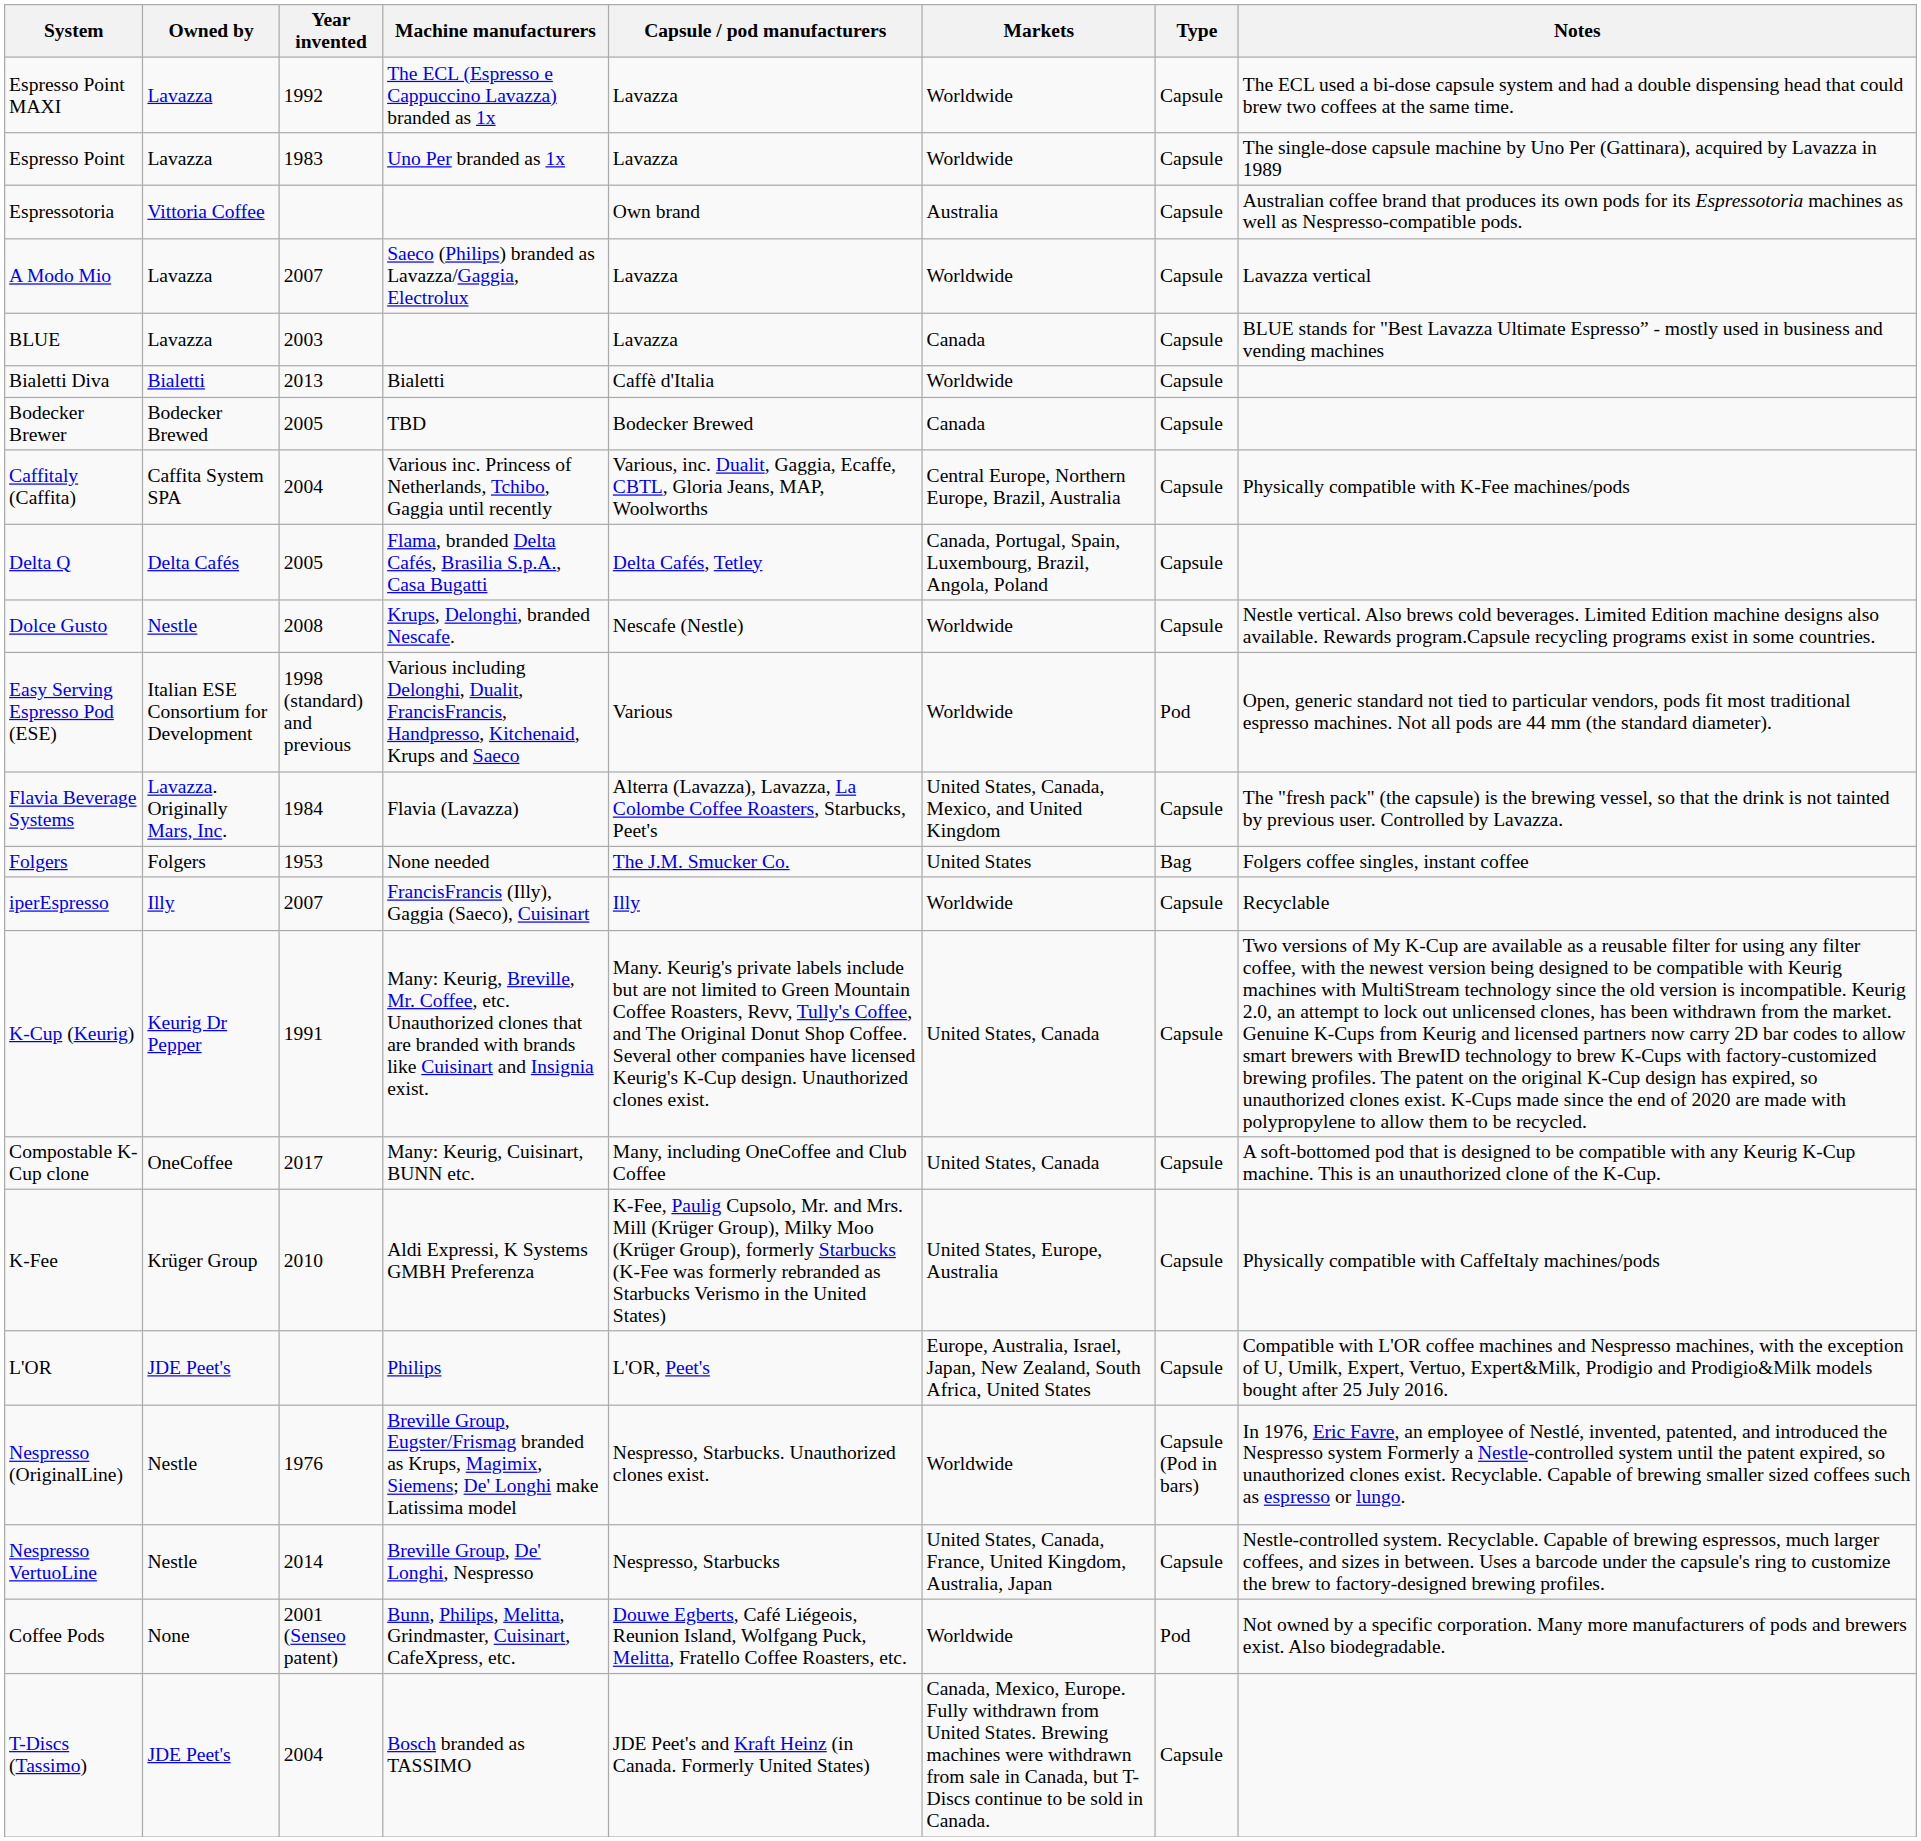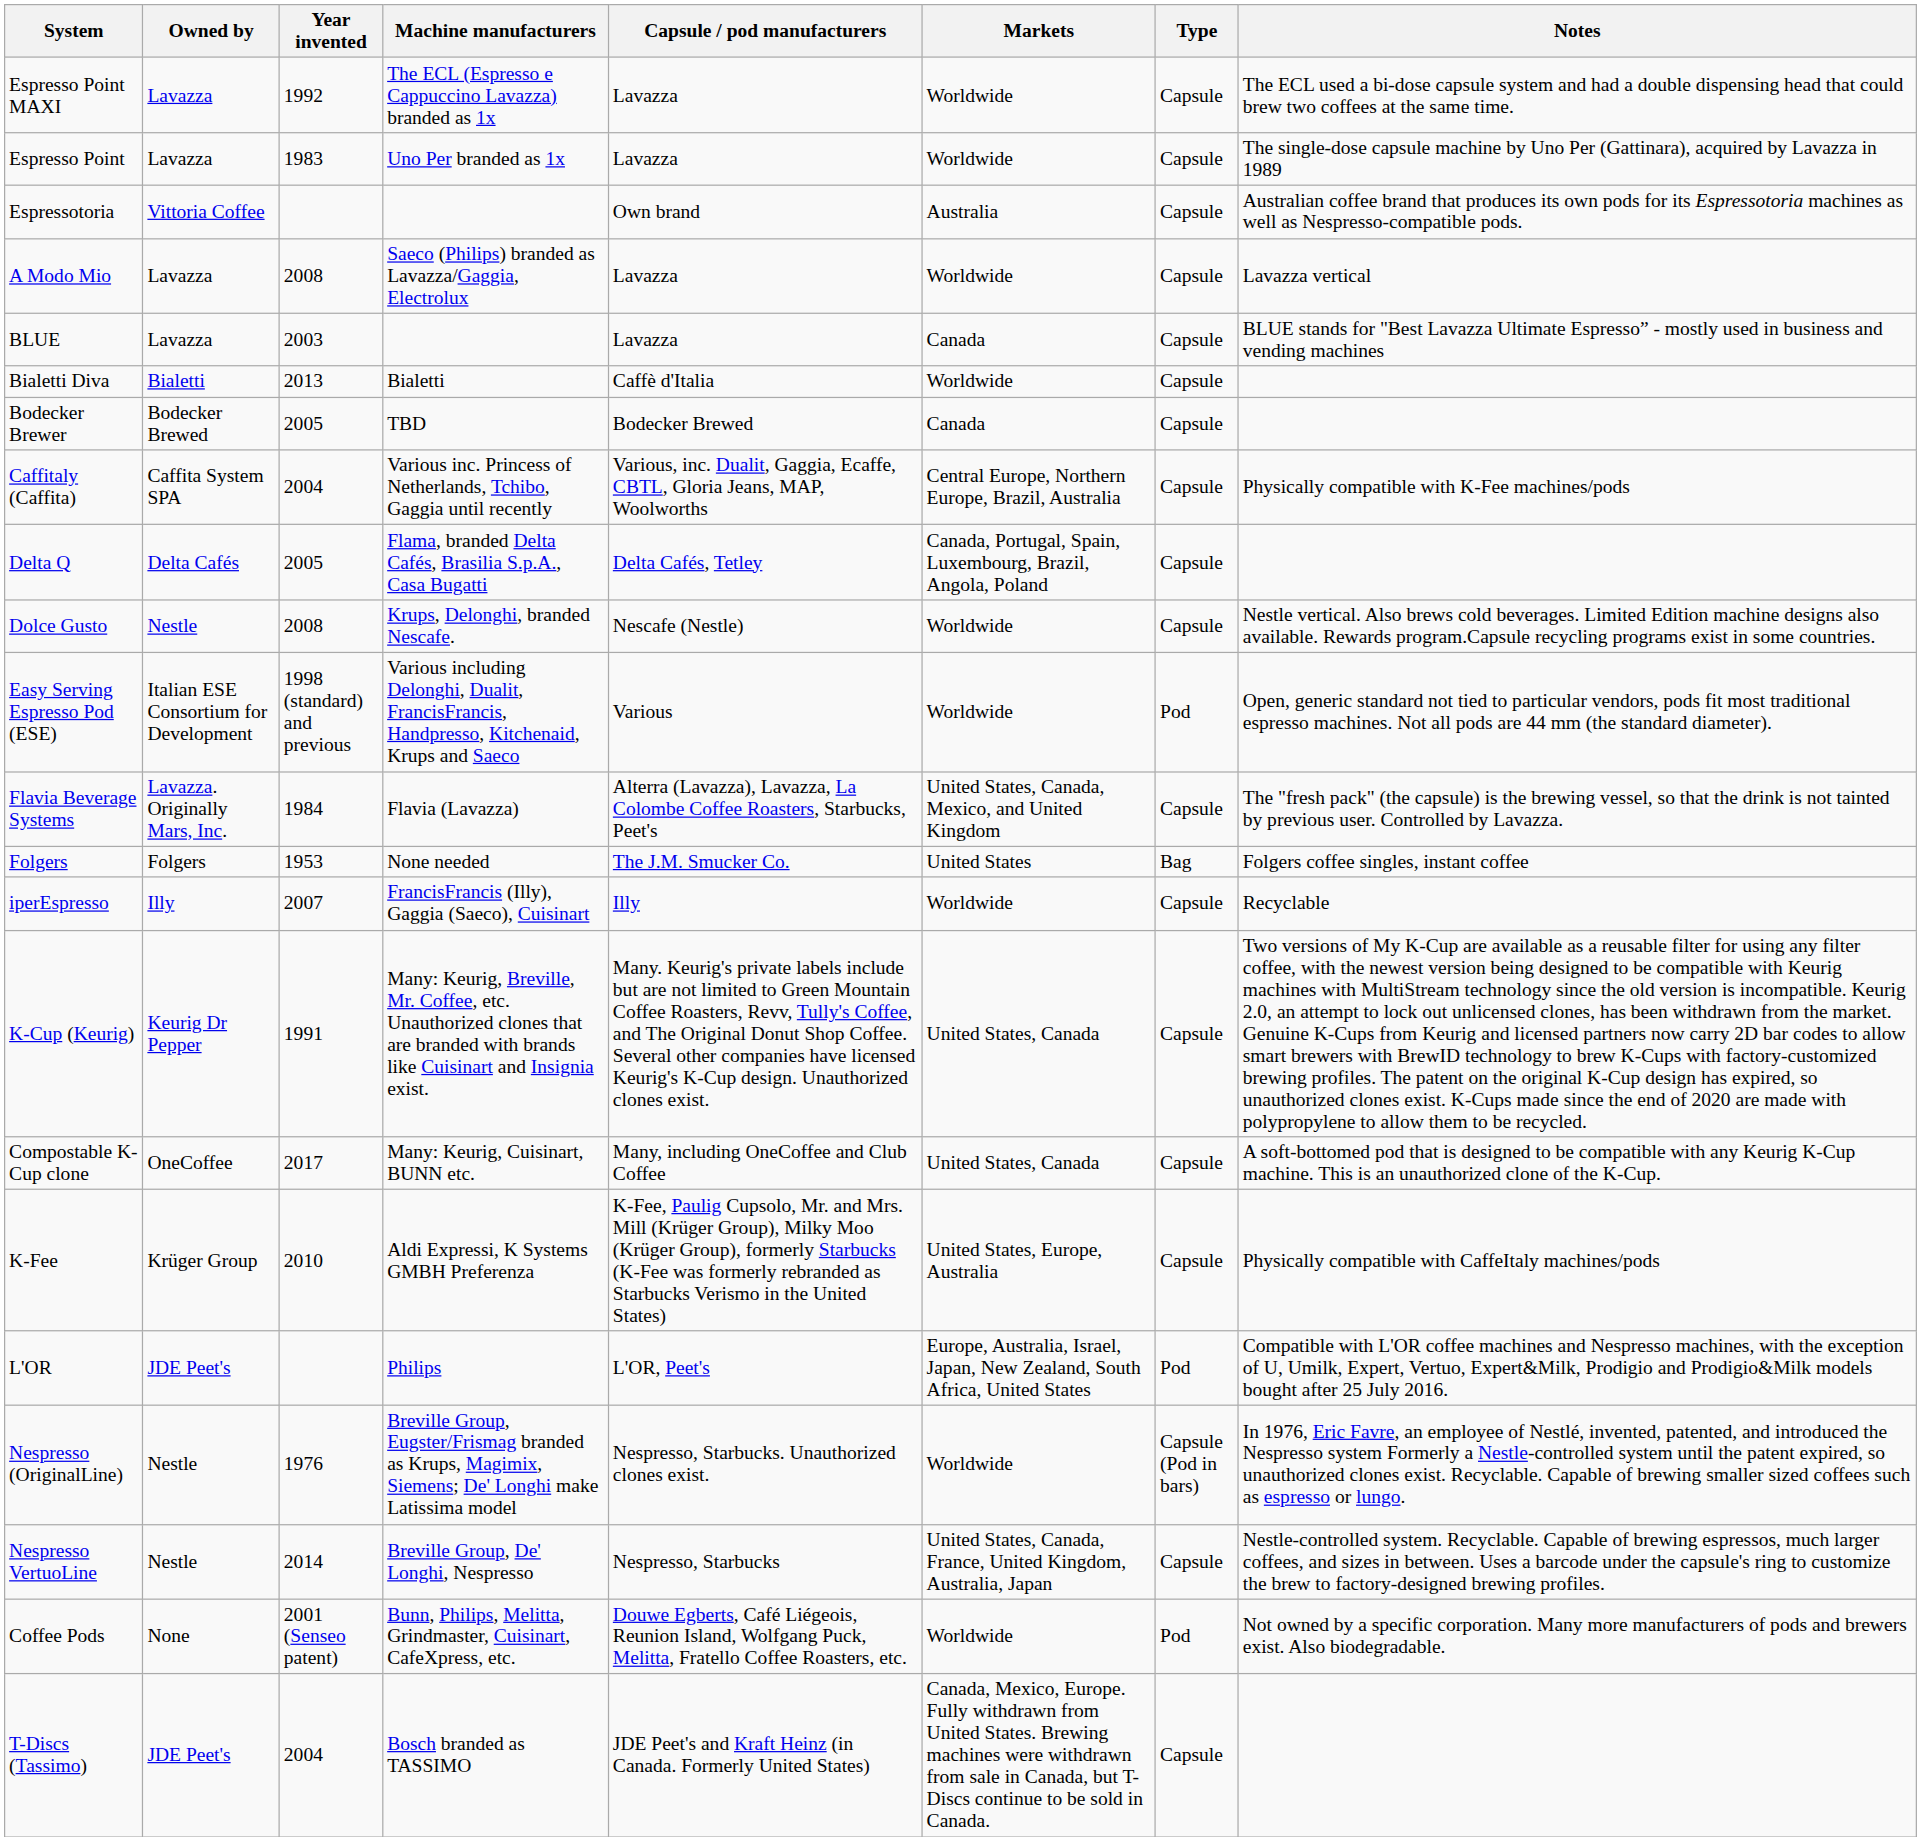(303, 275) 2007 -> (303, 275) 2008
(1192, 1367) Capsule -> (1175, 1367) Pod
